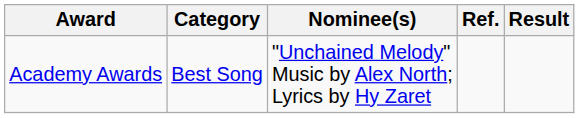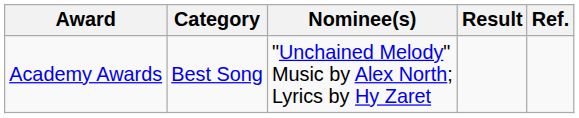columns swapped: (539, 20) <-> (481, 20)
